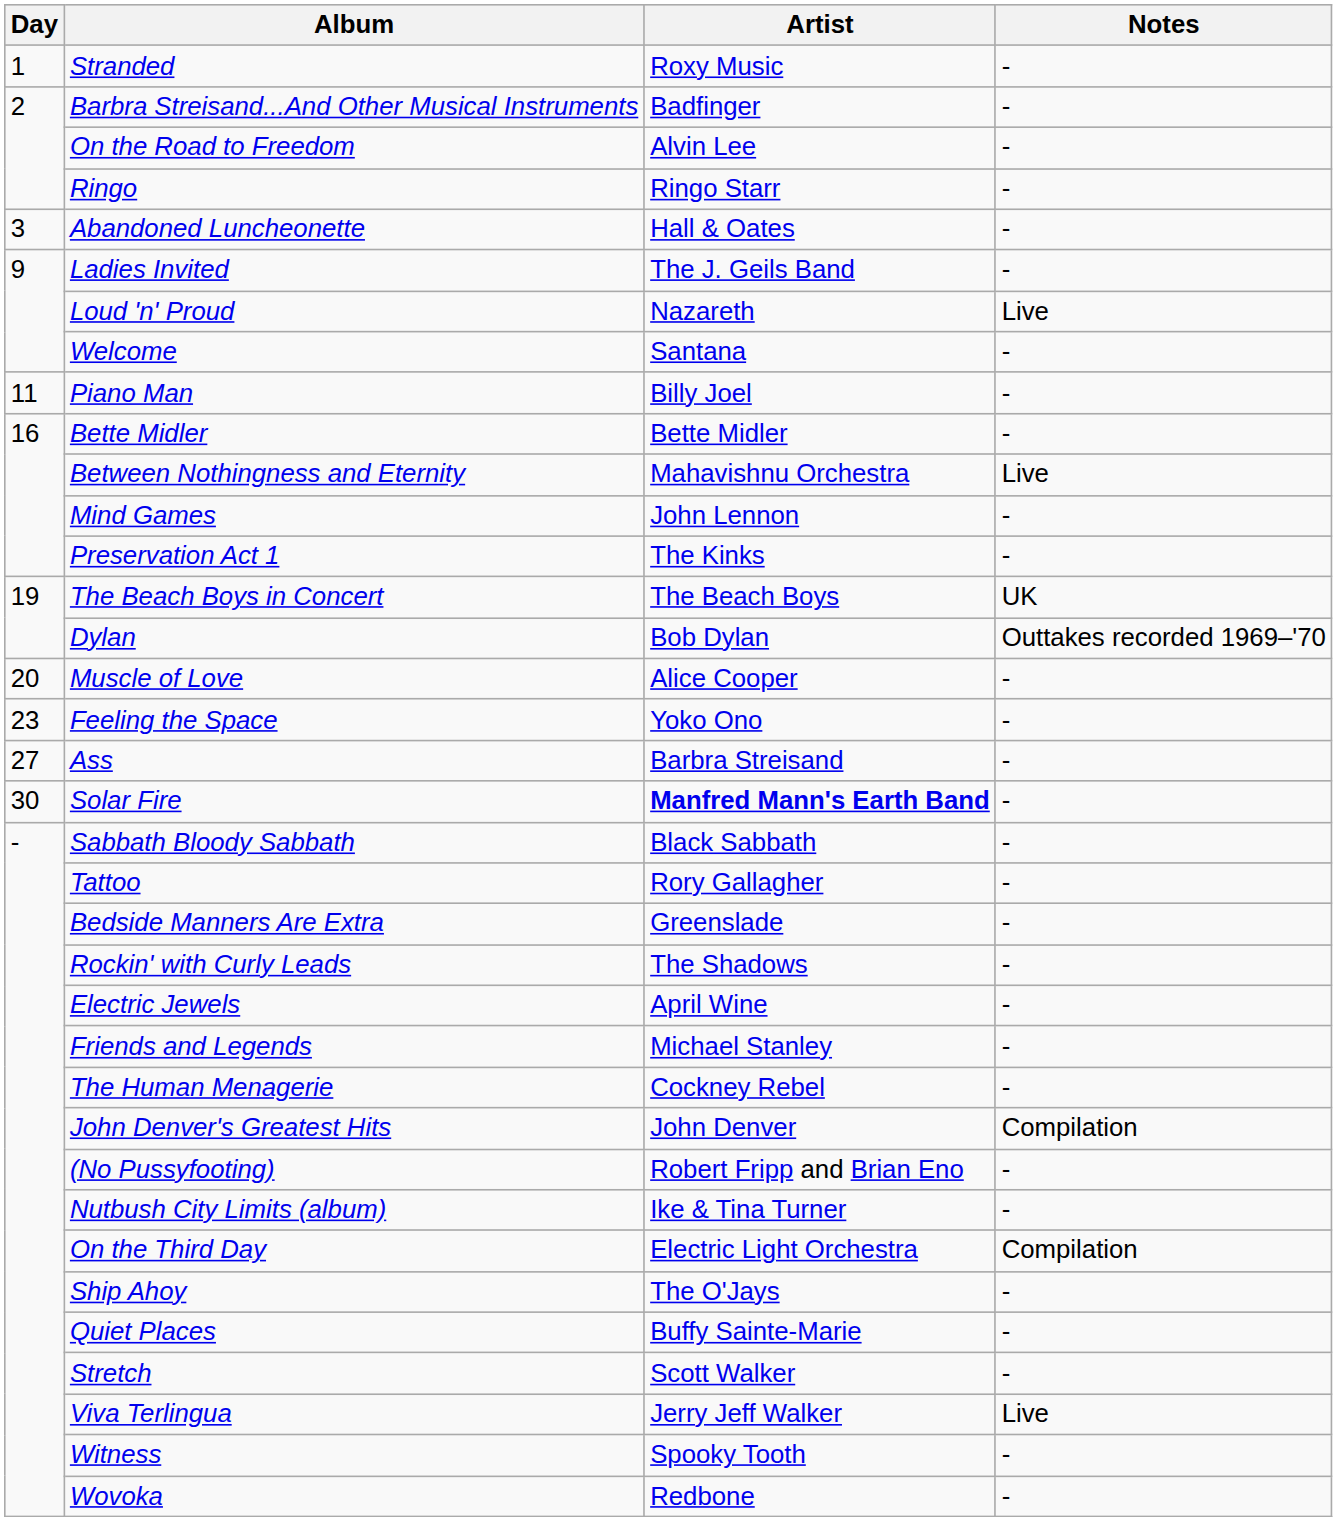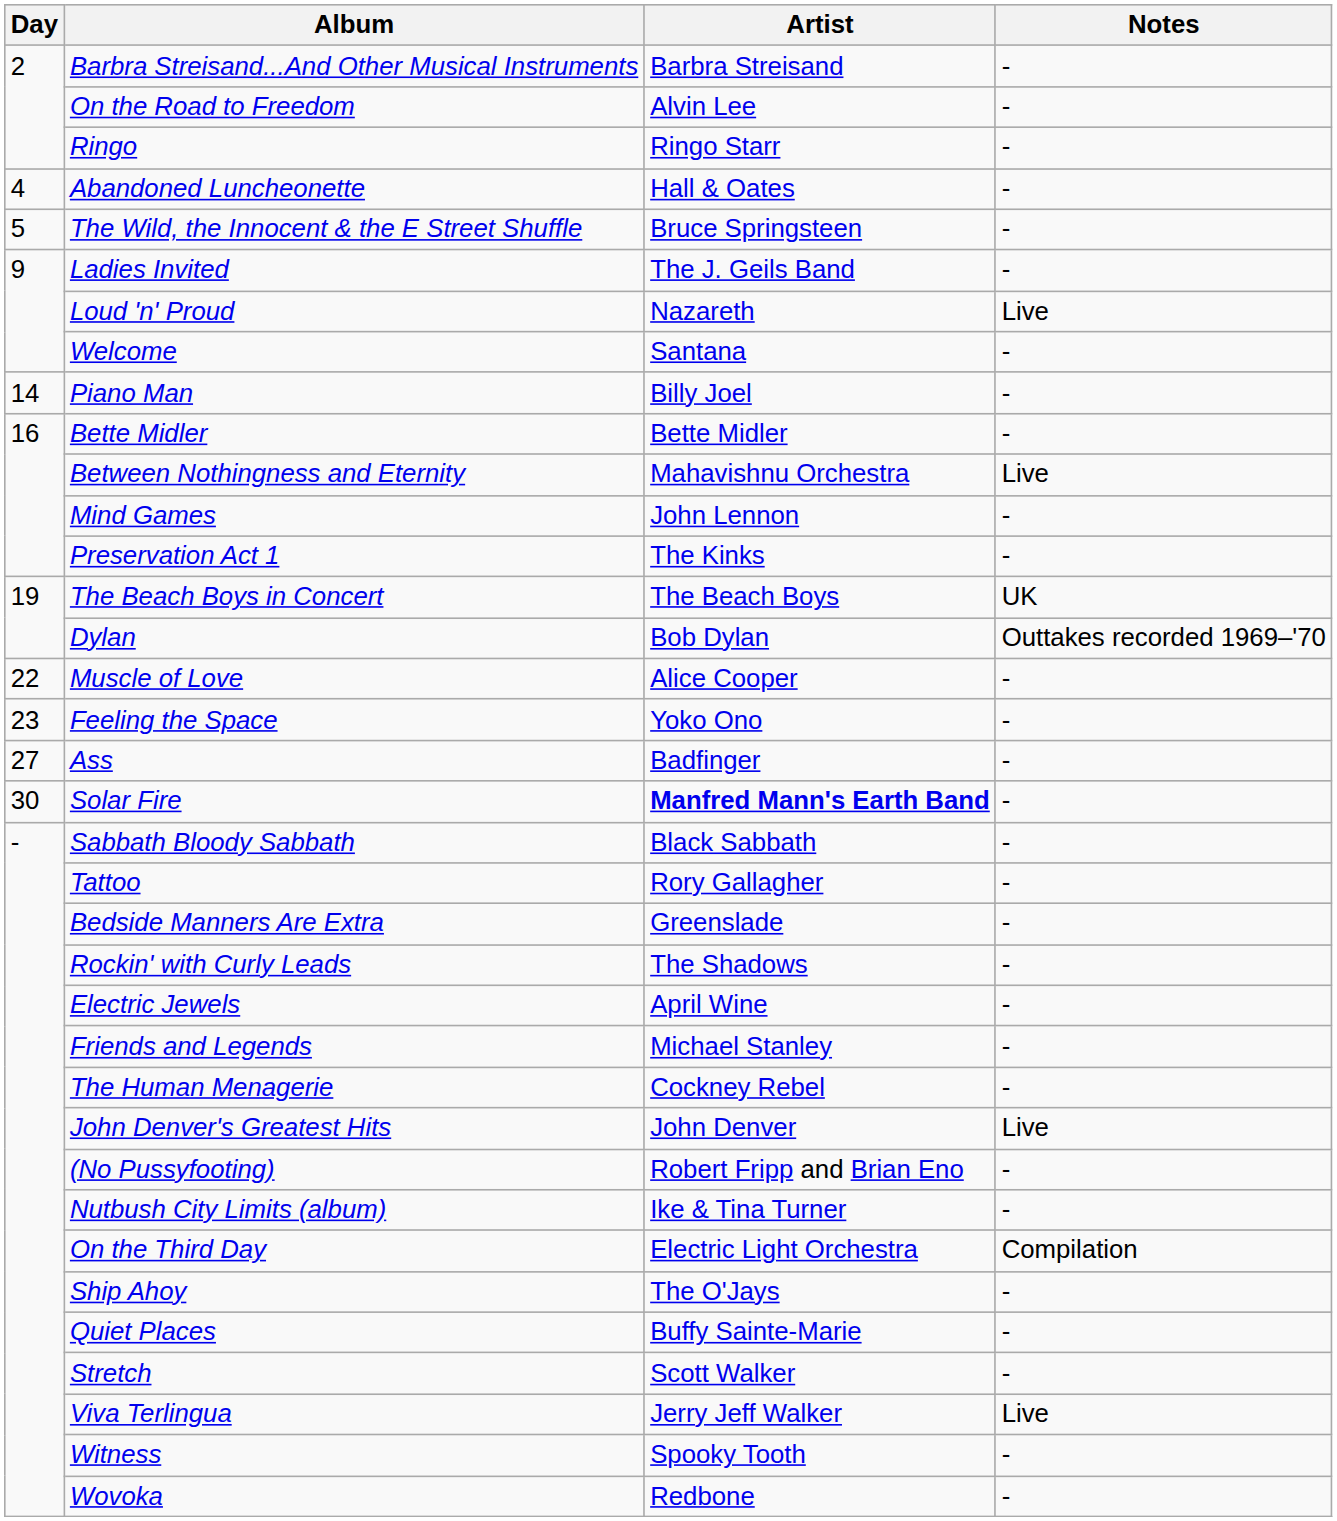- row: (122, 65)
(705, 106) Badfinger -> (747, 65) Barbra Streisand
(18, 229) 3 -> (18, 188) 4
+ row: (326, 229)
(24, 392) 11 -> (25, 392) 14
(25, 678) 20 -> (25, 678) 22
(747, 760) Barbra Streisand -> (705, 760) Badfinger
(1070, 1127) Compilation -> (1025, 1127) Live
